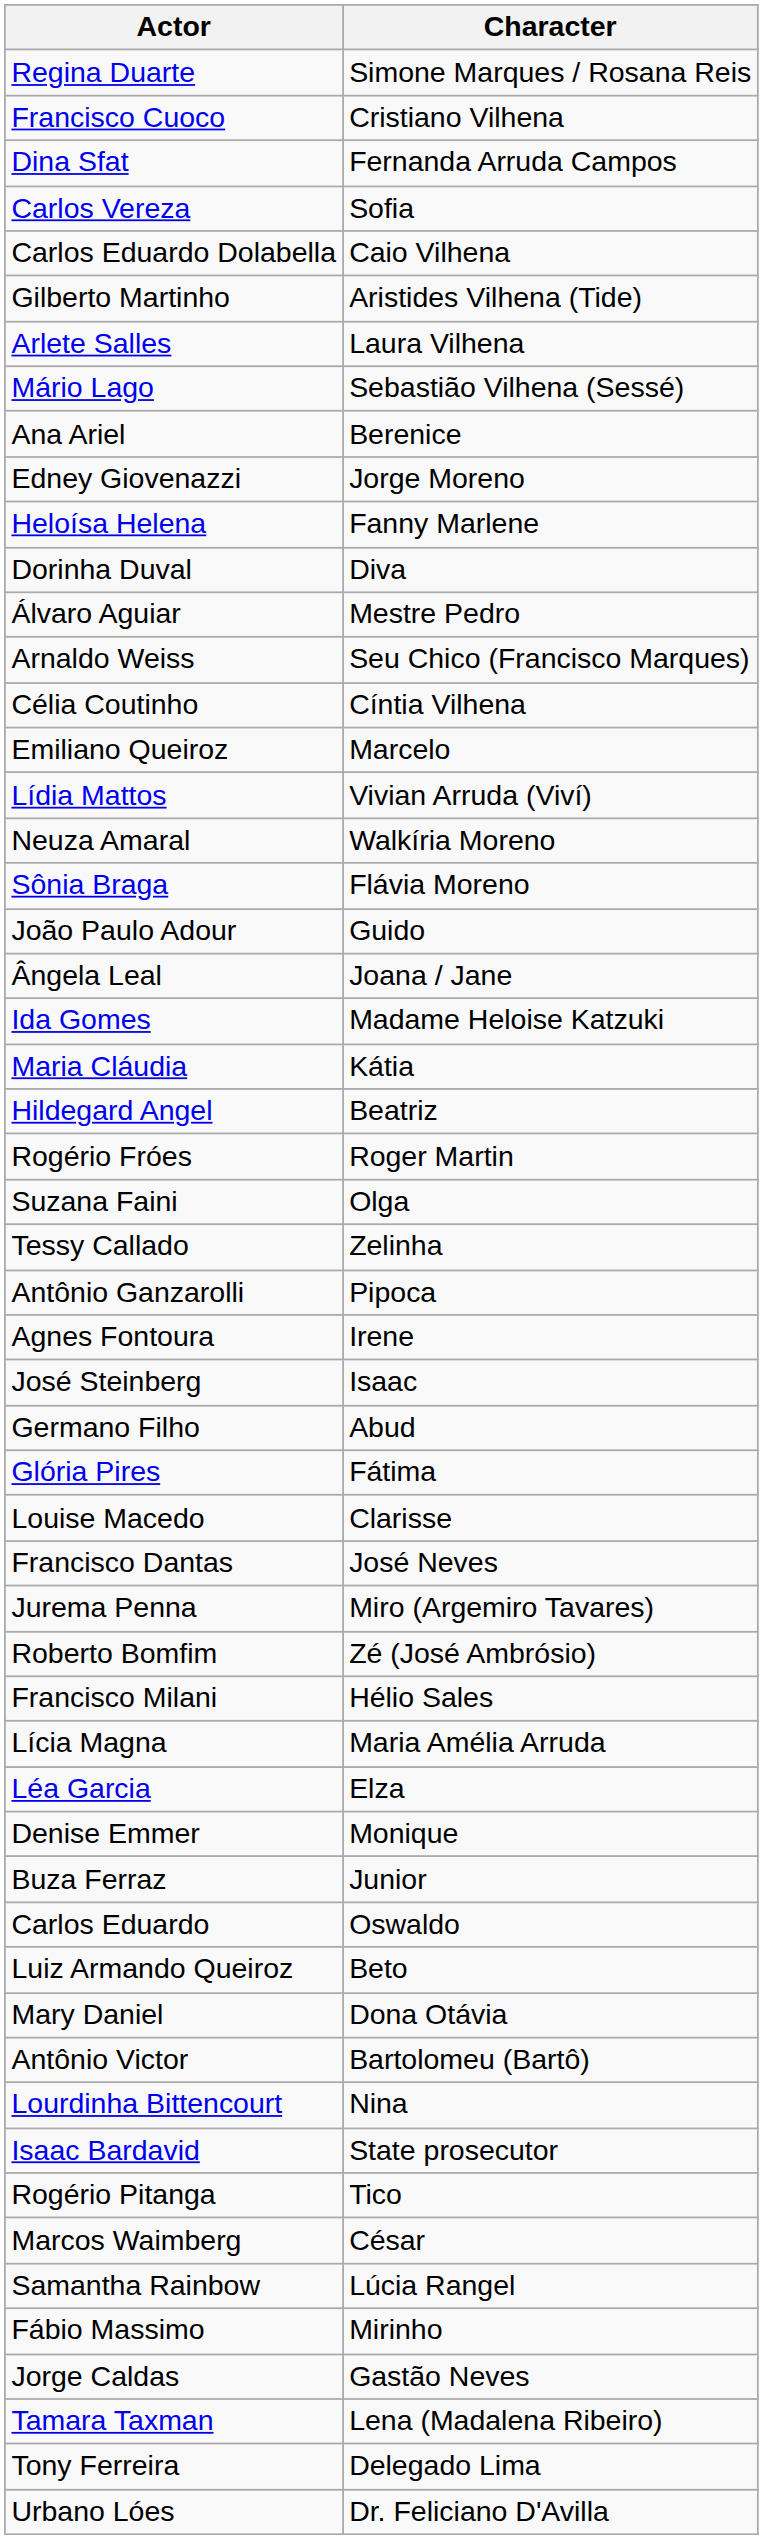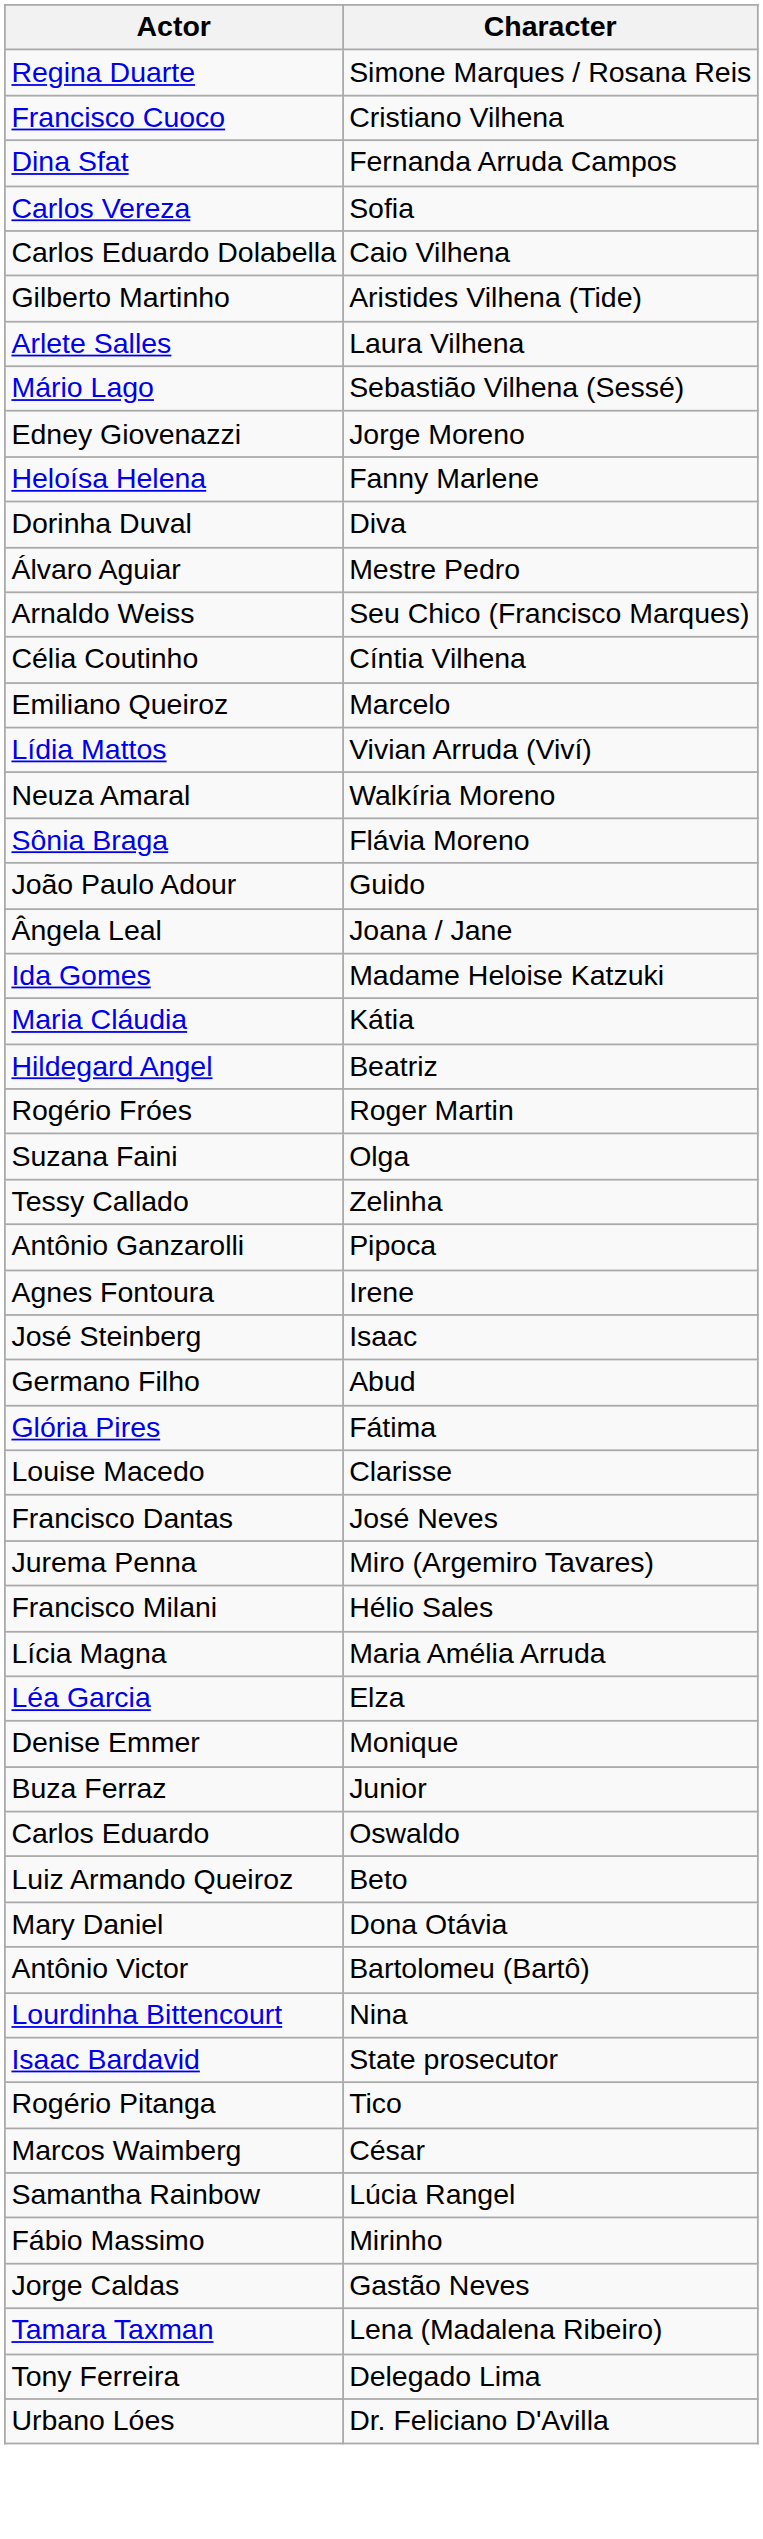- row: (68, 433)
- row: (114, 1653)
